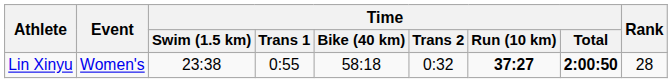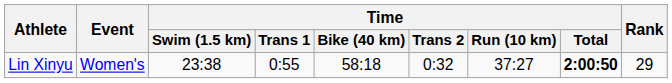(514, 66) bold -> (514, 66) normal
(644, 66) 28 -> (644, 66) 29
